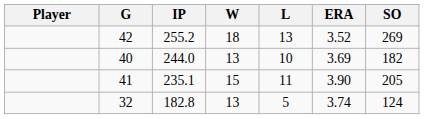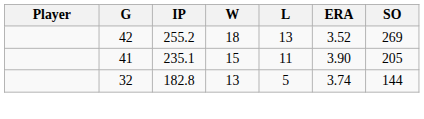- row: (126, 59)
(392, 102) 124 -> (392, 80) 144
